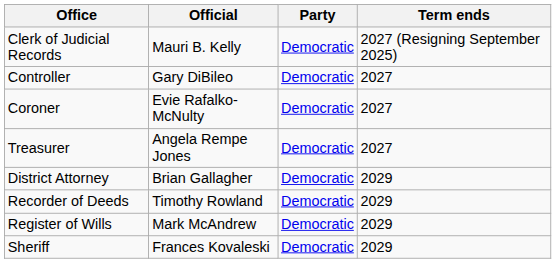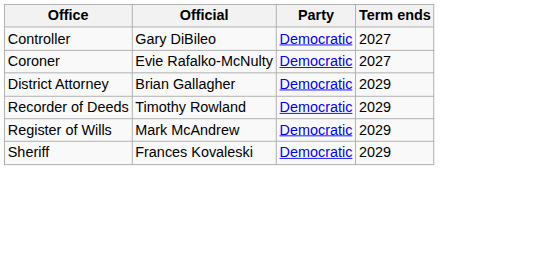- row: (59, 46)
- row: (39, 147)
